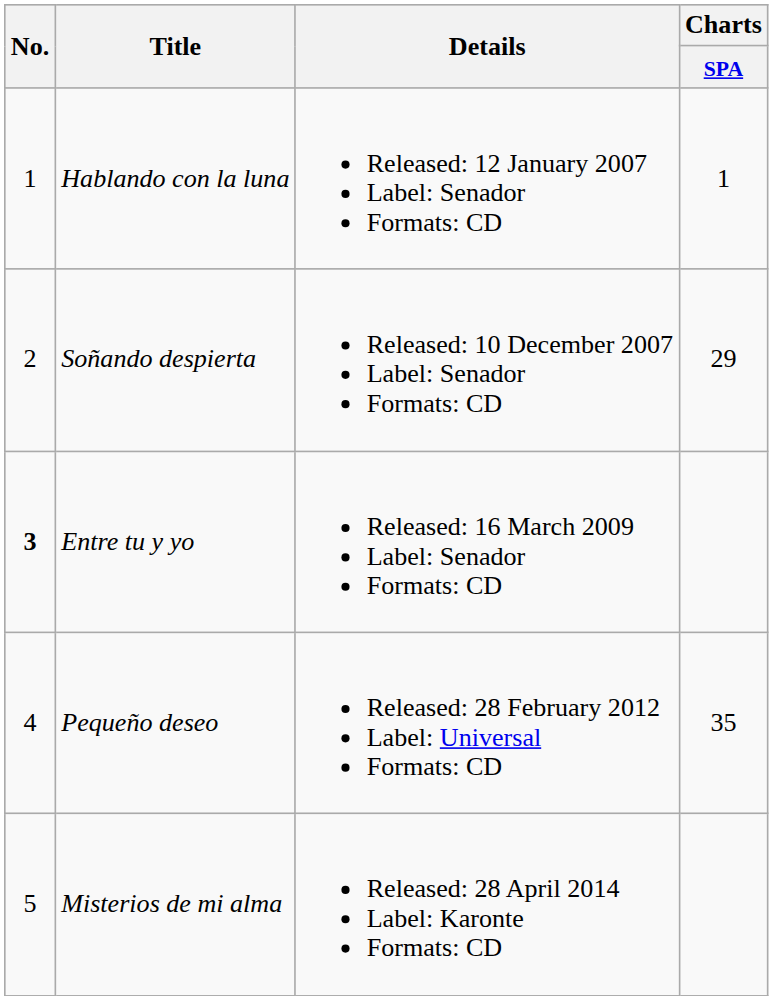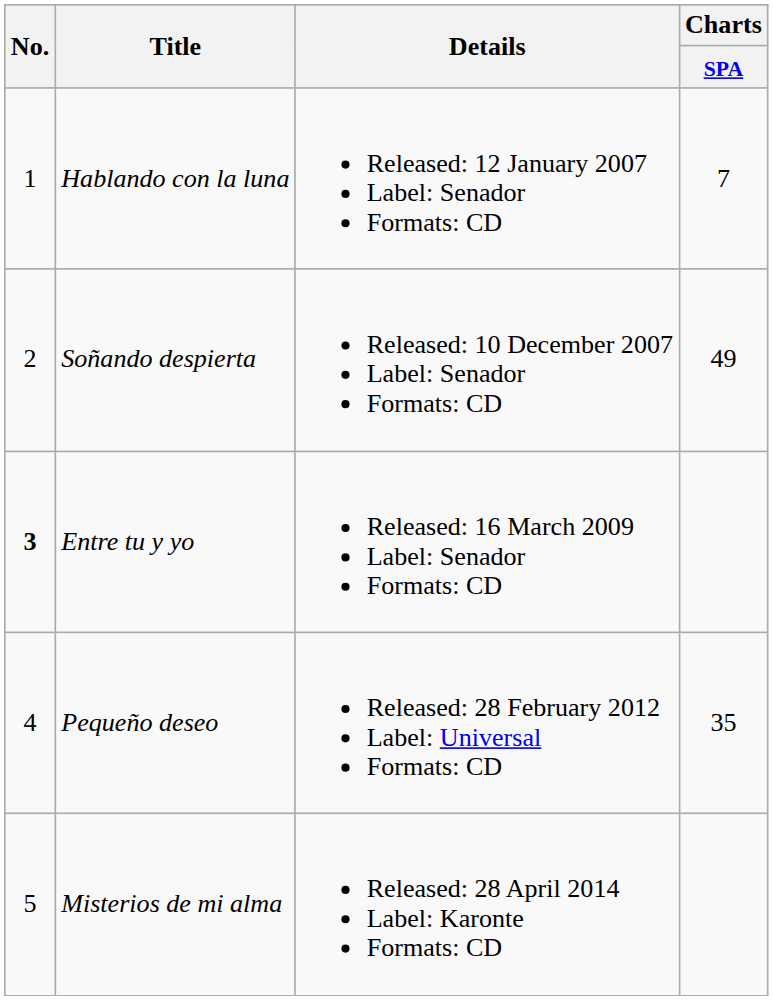(723, 177) 1 -> (723, 177) 7
(723, 359) 29 -> (723, 359) 49
